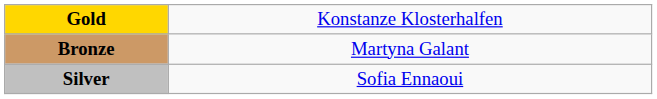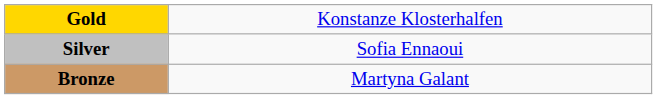rows swapped: (86, 78) <-> (86, 49)
